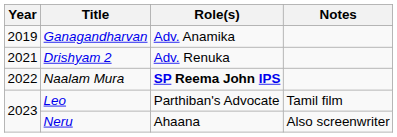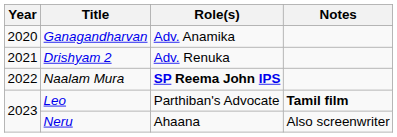(22, 36) 2019 -> (22, 36) 2020
(315, 100) normal -> (317, 100) bold
